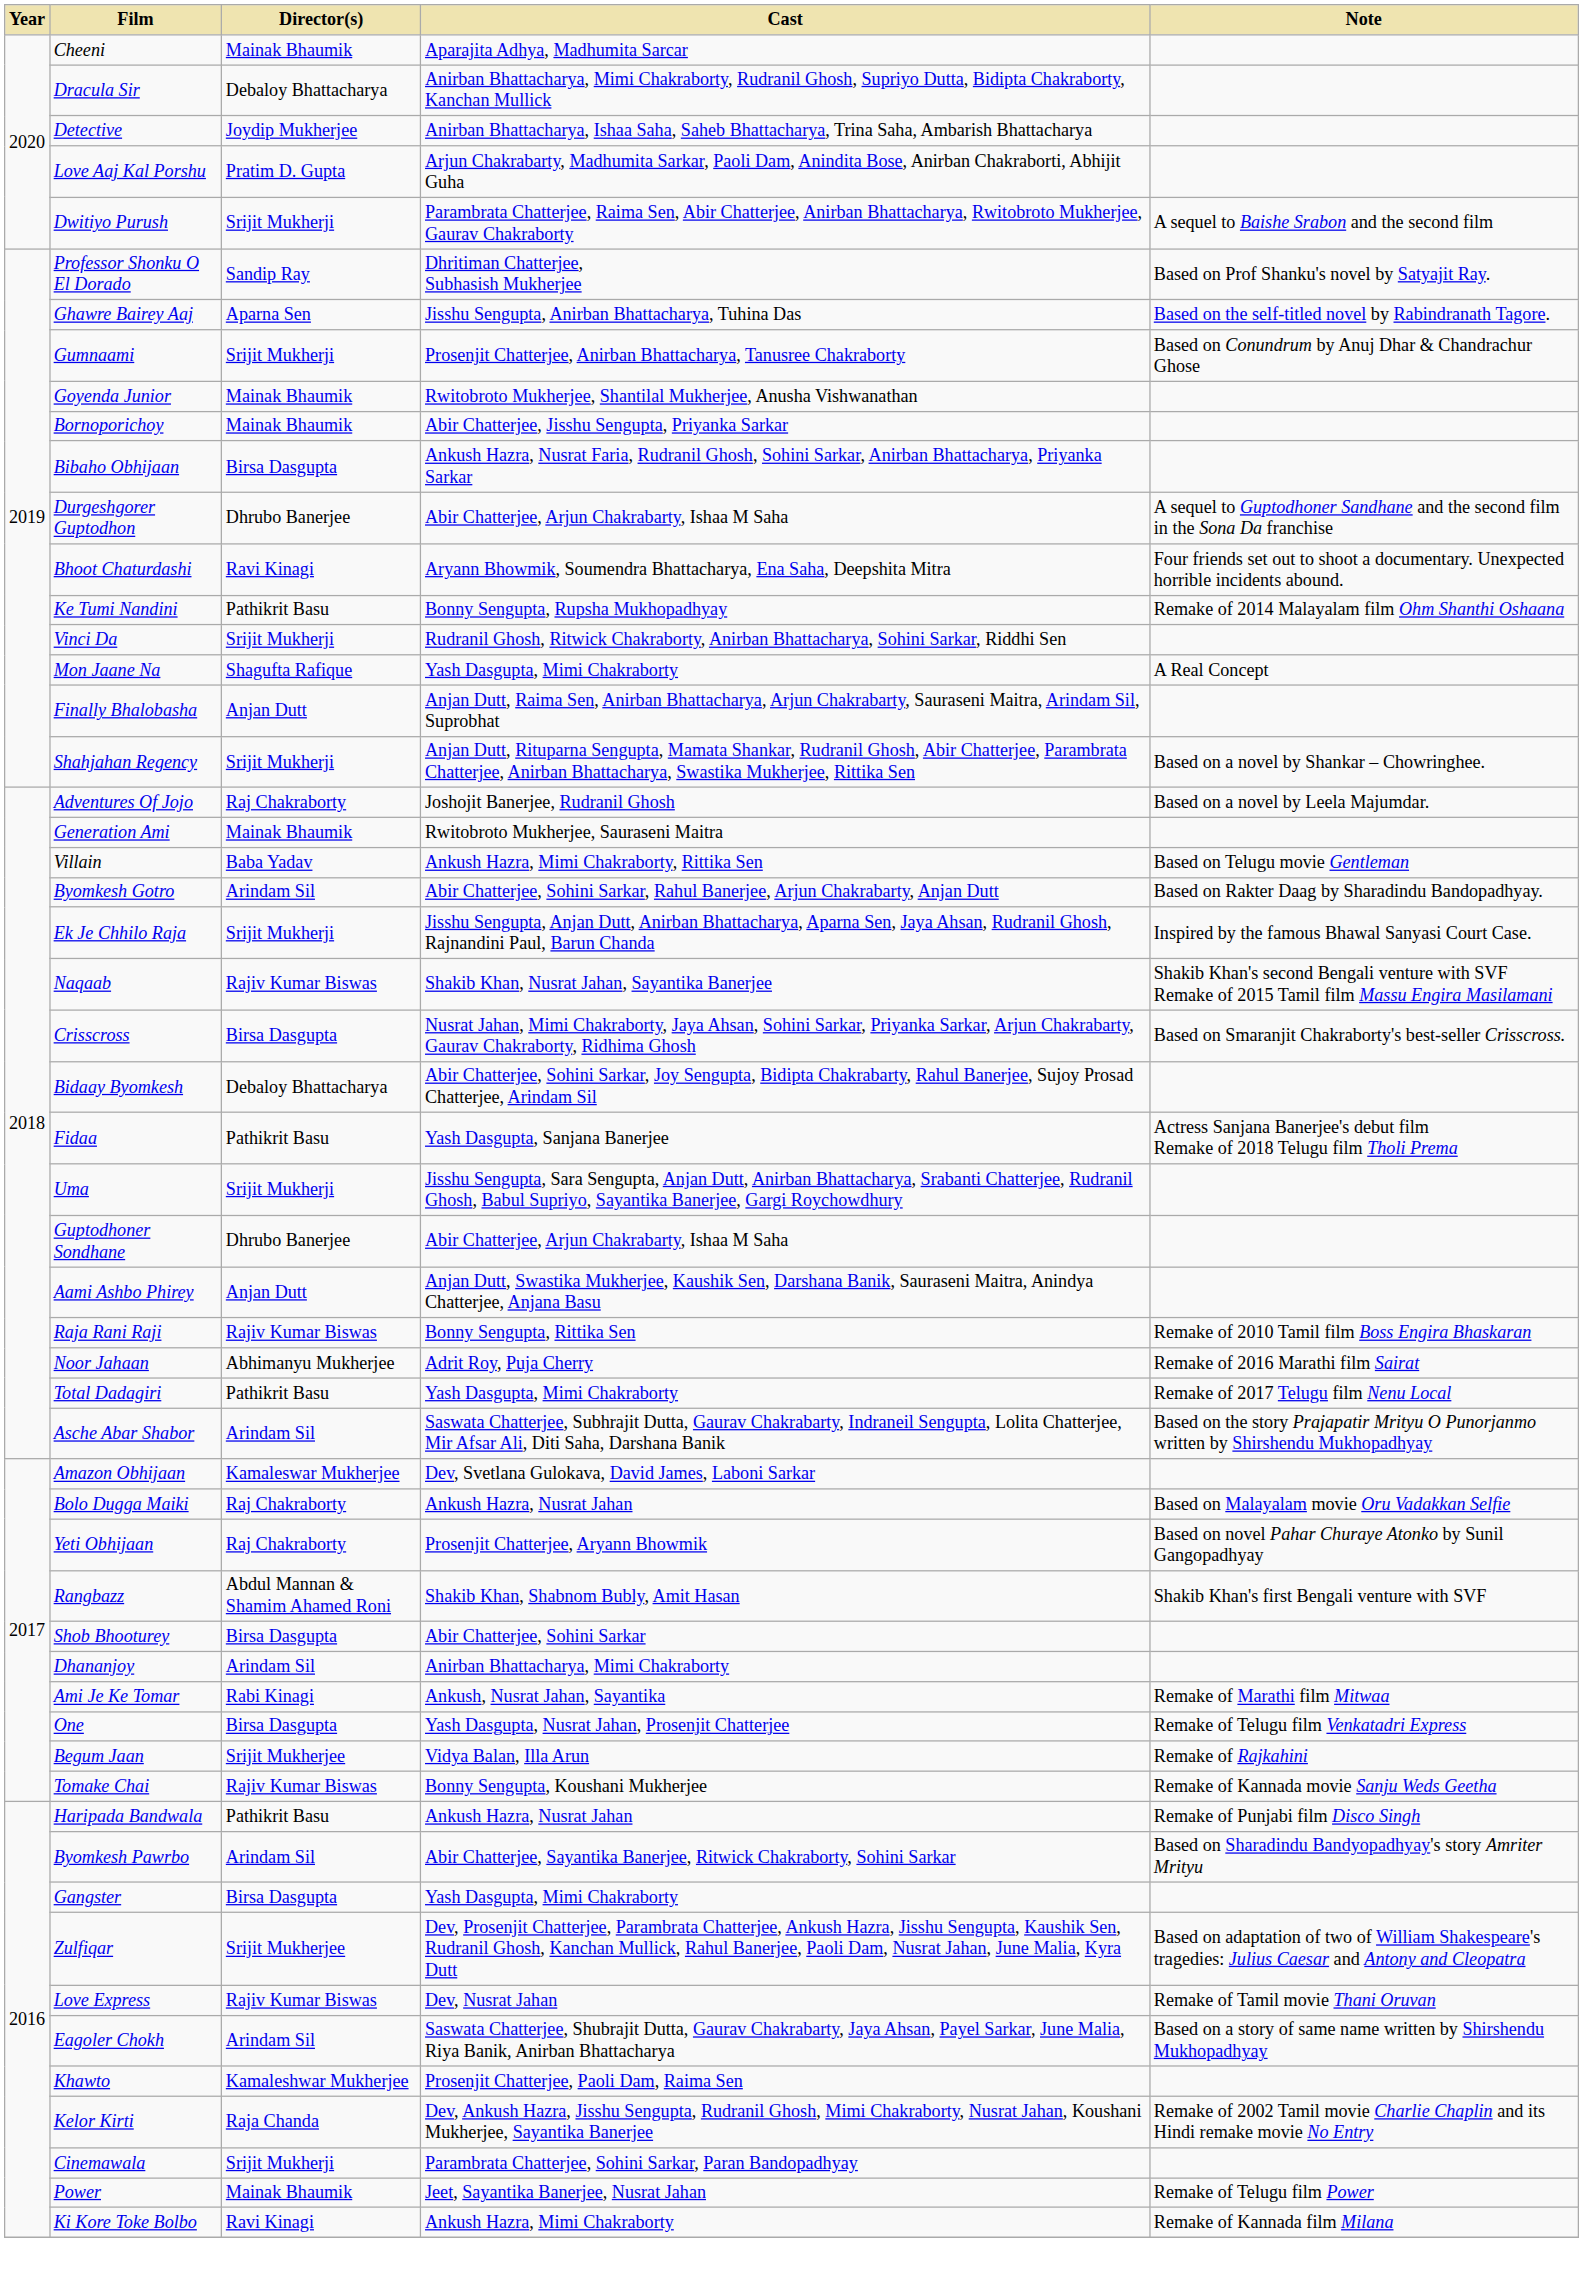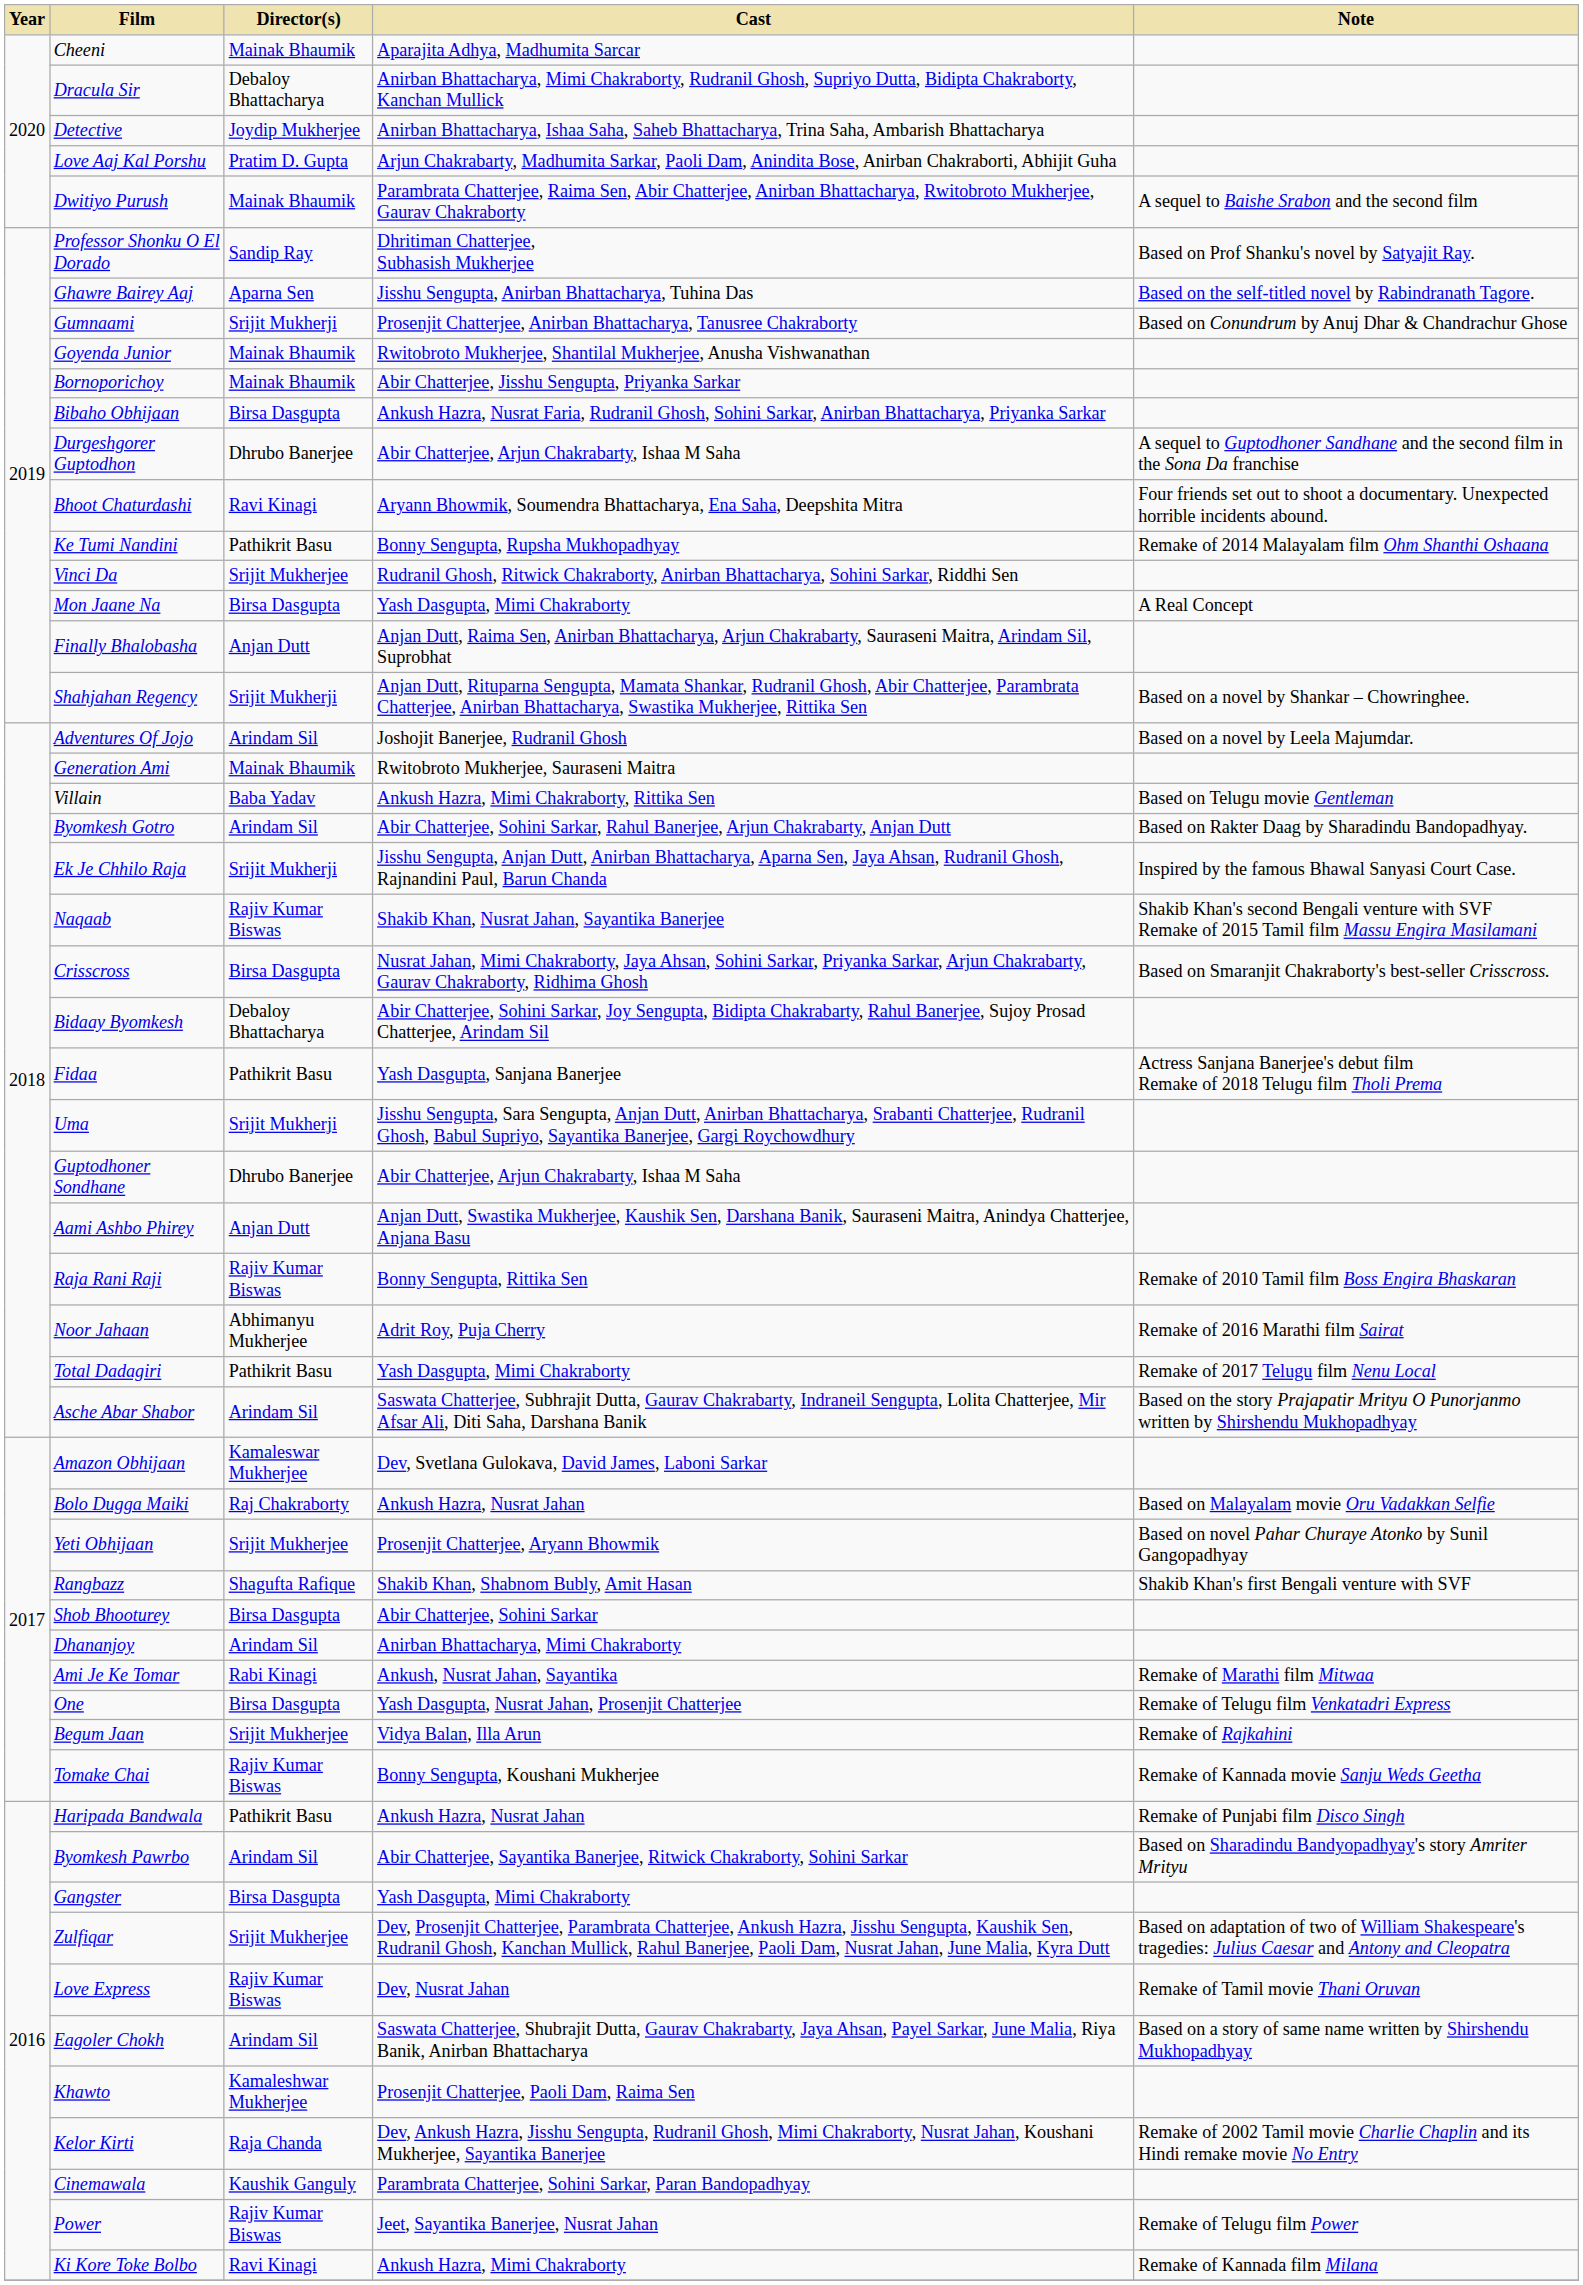(280, 223) Srijit Mukherji -> (292, 201) Mainak Bhaumik
(280, 640) Srijit Mukherji -> (288, 575) Srijit Mukherjee
(289, 670) Shagufta Rafique -> (284, 605) Birsa Dasgupta
(286, 802) Raj Chakraborty -> (273, 738) Arindam Sil
(286, 1544) Raj Chakraborty -> (288, 1544) Srijit Mukherjee
(308, 1596) Abdul Mannan & Shamim Ahamed Roni -> (292, 1585) Shagufta Rafique
(280, 2162) Srijit Mukherji -> (292, 2184) Kaushik Ganguly
(289, 2192) Mainak Bhaumik -> (276, 2224) Rajiv Kumar Biswas
